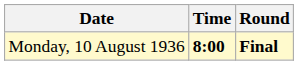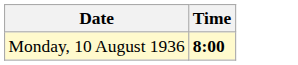- column: (264, 18)
